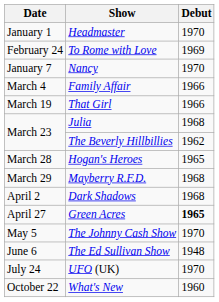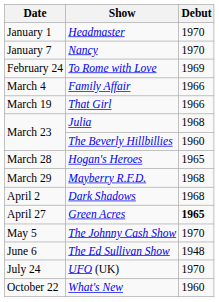rows swapped: (83, 68) <-> (112, 50)
(193, 141) 1962 -> (193, 141) 1960
